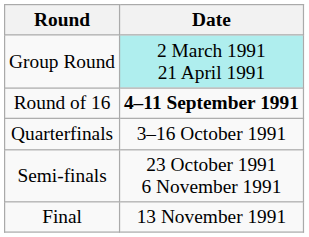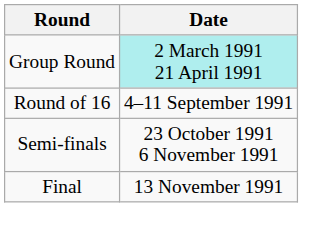(211, 103) bold -> (209, 103) normal
- row: (62, 133)
